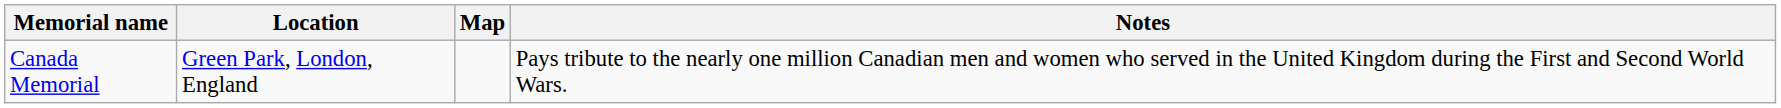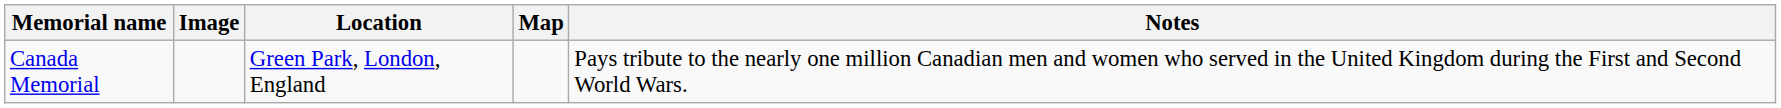+ column: (209, 22)
